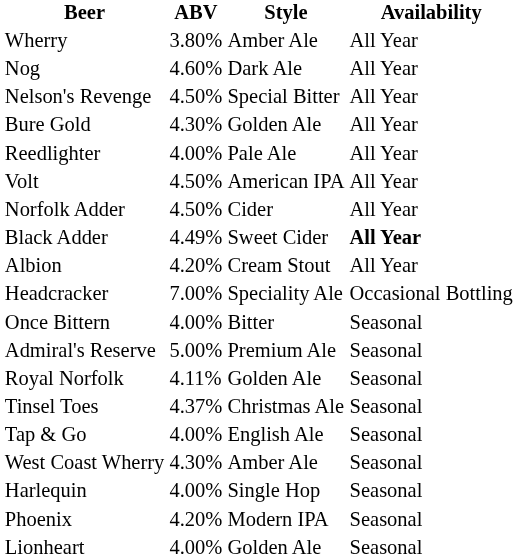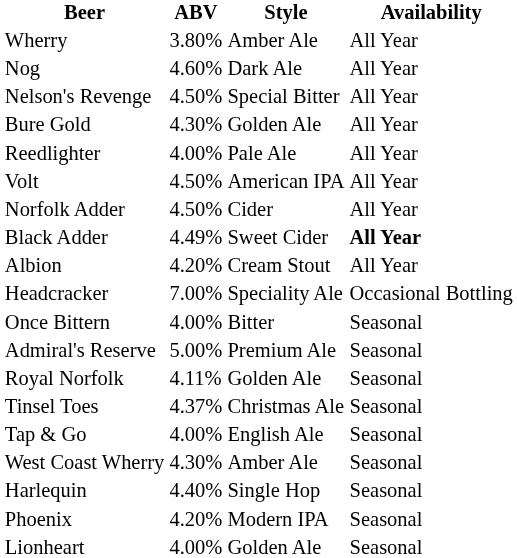(196, 490) 4.00% -> (196, 490) 4.40%
